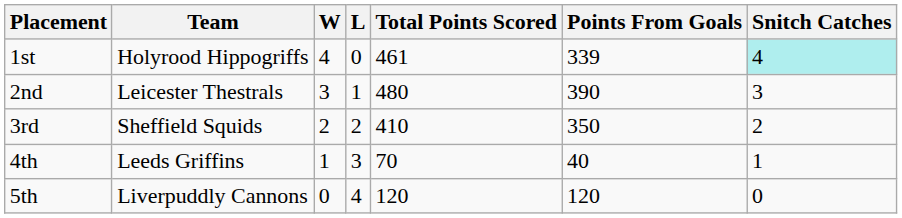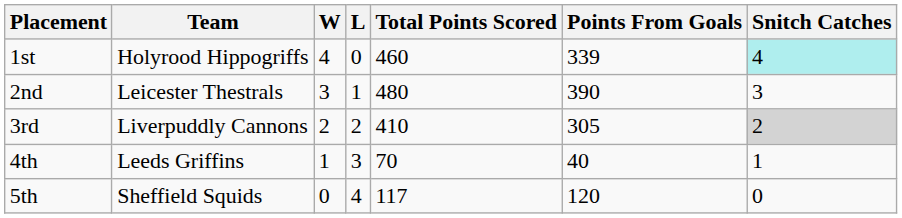(392, 56) 461 -> (392, 56) 460
(190, 126) Sheffield Squids -> (212, 126) Liverpuddly Cannons
(583, 126) 350 -> (583, 126) 305
(758, 126) no background -> (758, 126) lightgrey background
(212, 195) Liverpuddly Cannons -> (190, 195) Sheffield Squids
(392, 195) 120 -> (391, 195) 117
